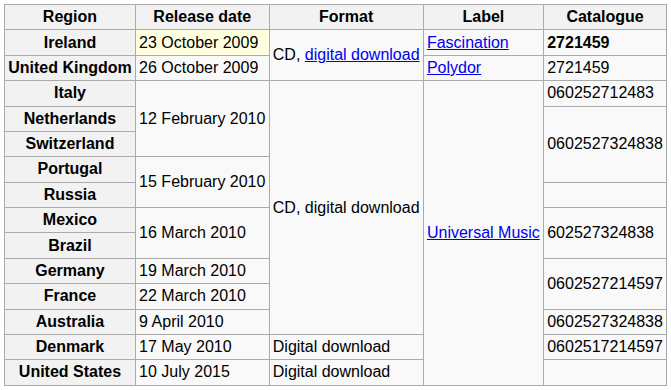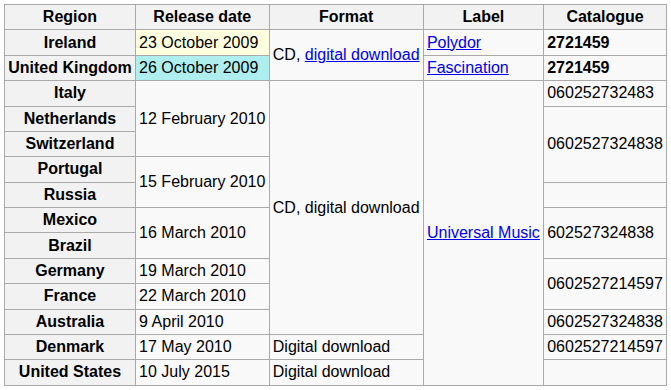(468, 42) Fascination -> (454, 42) Polydor
(199, 67) no background -> (199, 67) paleturquoise background
(454, 67) Polydor -> (468, 67) Fascination
(578, 67) normal -> (578, 67) bold
(601, 93) 060252712483 -> (601, 93) 060252732483
(605, 347) 0602517214597 -> (605, 347) 0602527214597
